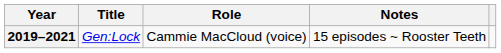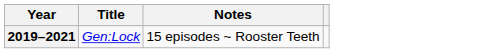- column: (226, 15)
